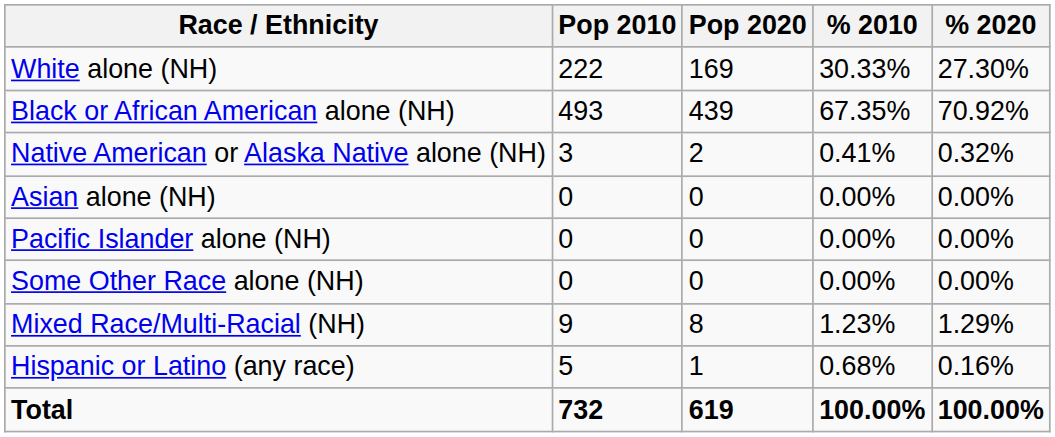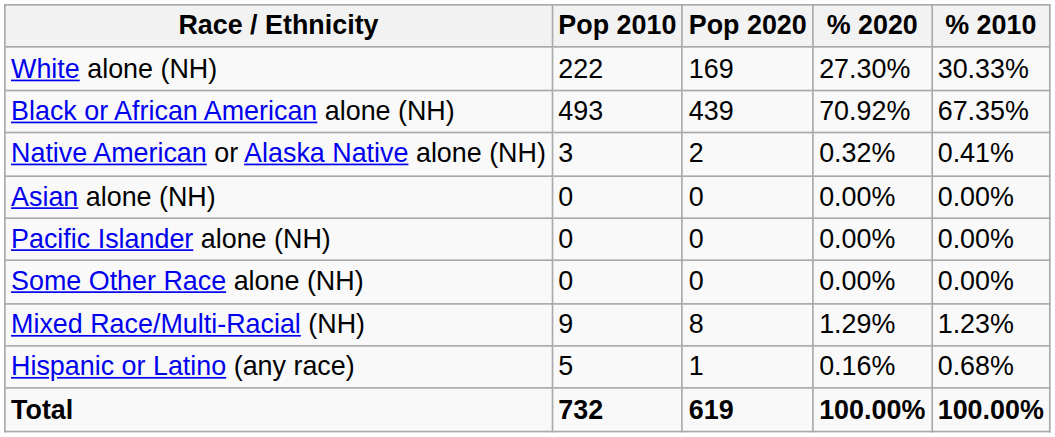columns swapped: (872, 25) <-> (991, 25)
